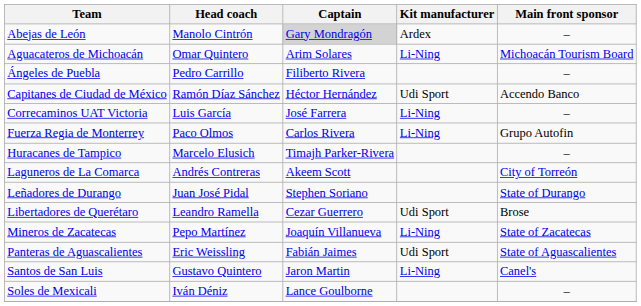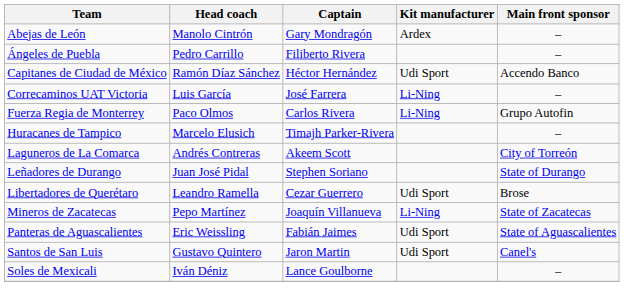(329, 34) lightgrey background -> (329, 34) no background
- row: (75, 53)
(420, 271) Li-Ning -> (424, 251) Udi Sport
